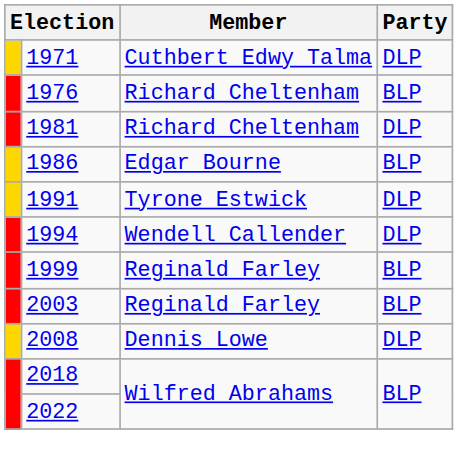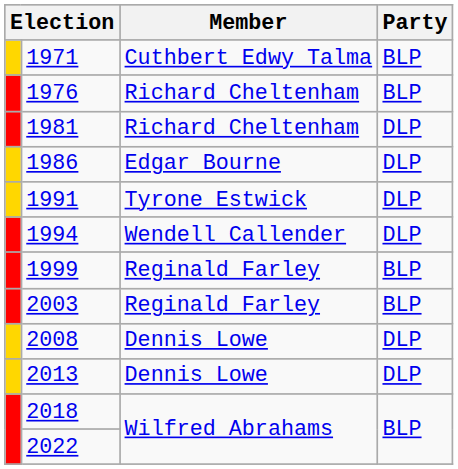(402, 58) DLP -> (402, 58) BLP
(402, 164) BLP -> (402, 164) DLP
+ row: (52, 376)
